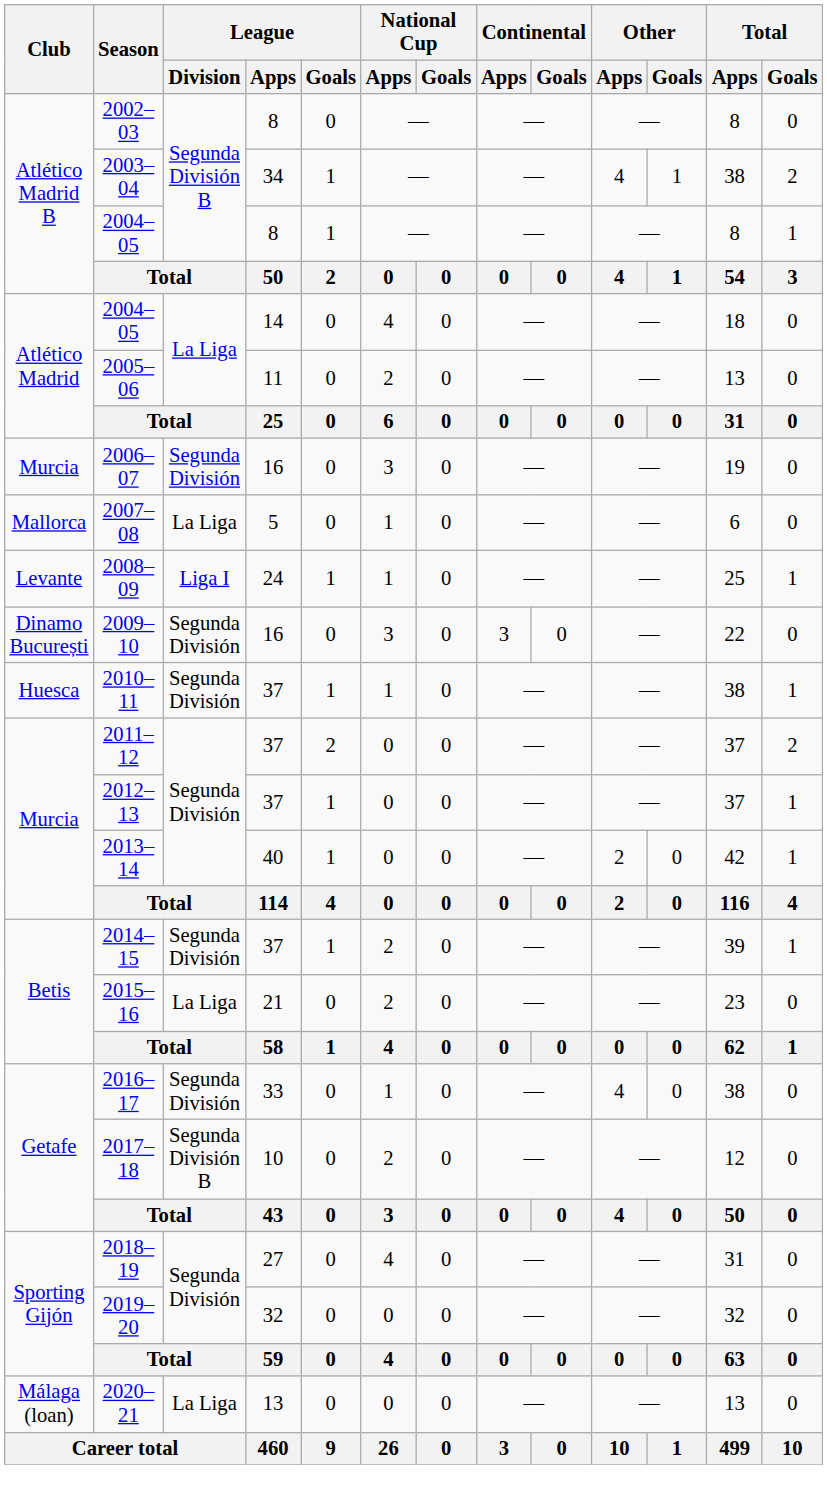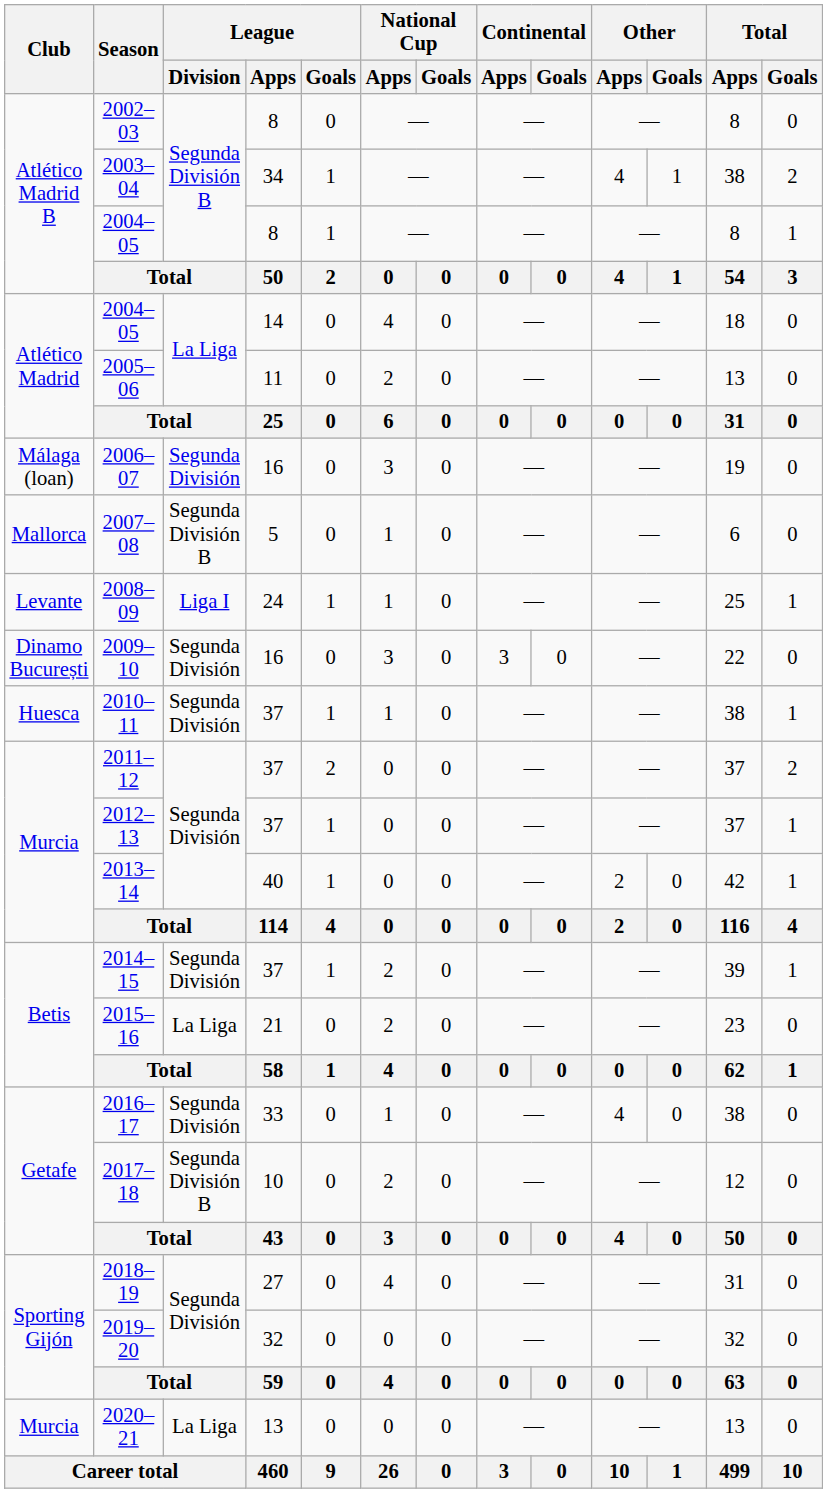(49, 466) Murcia -> (49, 466) Málaga (loan)
(204, 522) La Liga -> (204, 533) Segunda División B
(49, 1403) Málaga (loan) -> (49, 1427) Murcia
